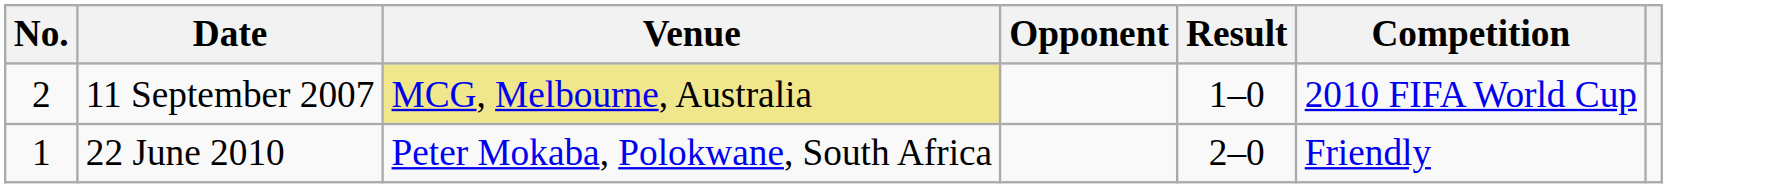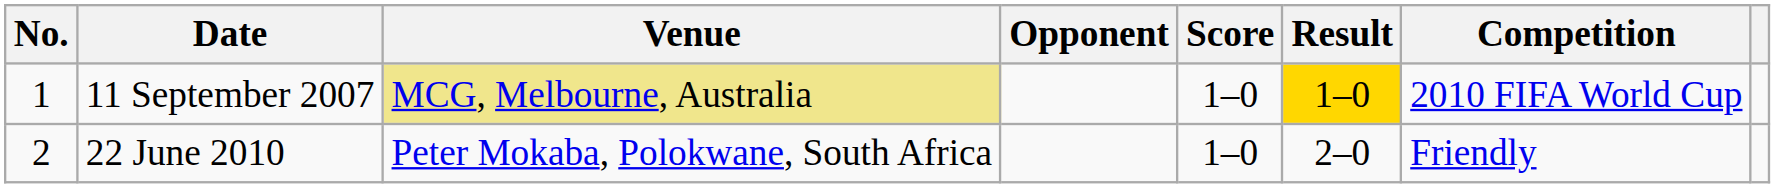+ column: (1230, 34)
(41, 93) 2 -> (41, 93) 1
(1237, 93) no background -> (1342, 93) gold background
(41, 152) 1 -> (41, 152) 2
